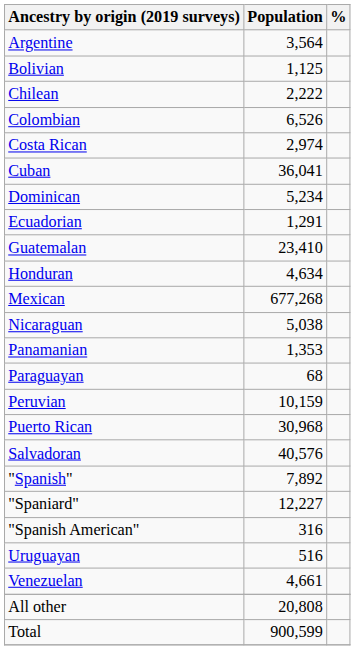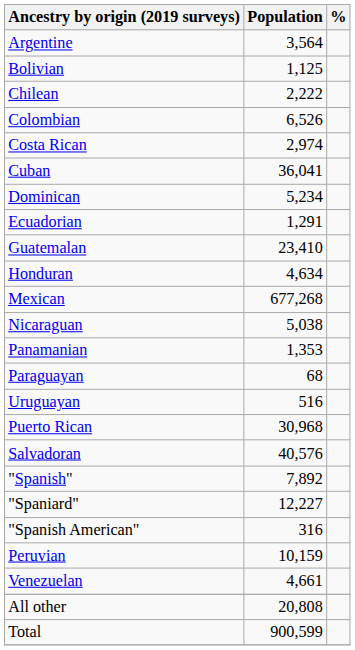rows swapped: (37, 401) <-> (44, 555)
